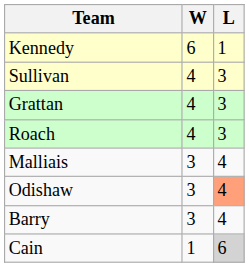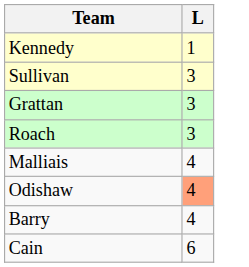- column: (198, 18)
(222, 248) lightgrey background -> (191, 248) no background
